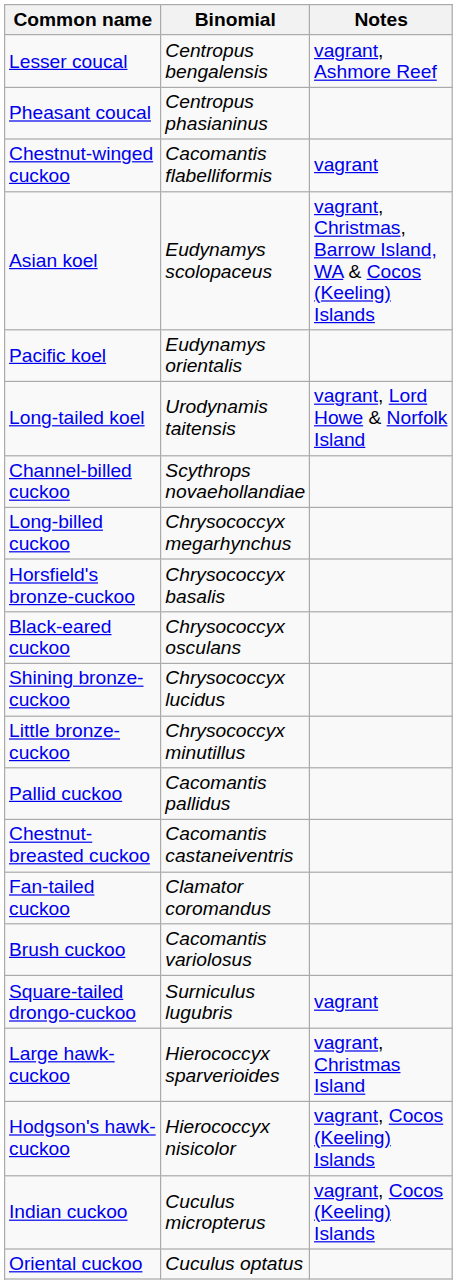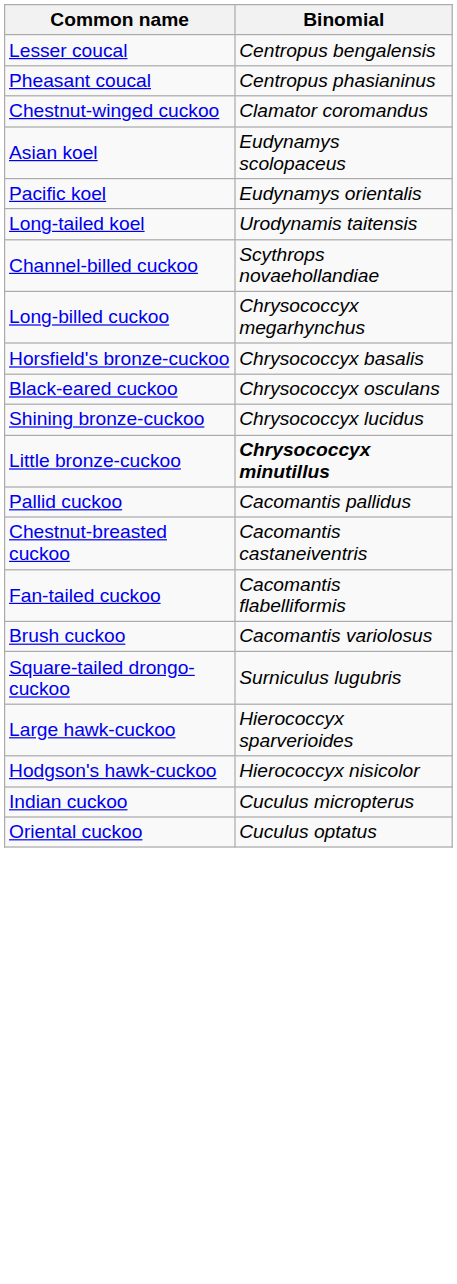- column: (381, 19)
(219, 165) Cacomantis flabelliformis -> (334, 111) Clamator coromandus
(225, 741) normal -> (305, 460) bold
(218, 897) Clamator coromandus -> (293, 595) Cacomantis flabelliformis
